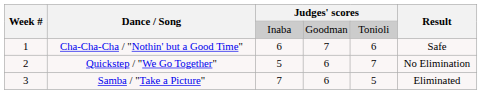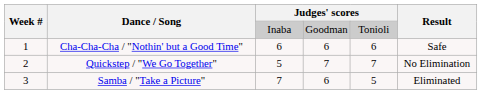(327, 47) 7 -> (327, 47) 6
(327, 64) 6 -> (327, 64) 7
